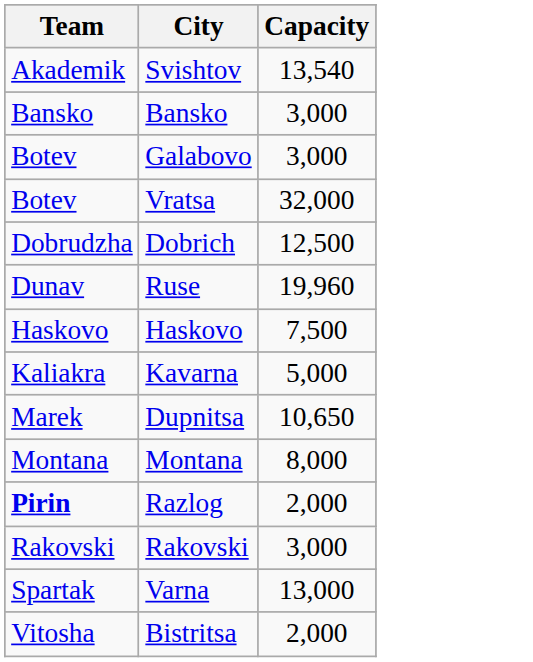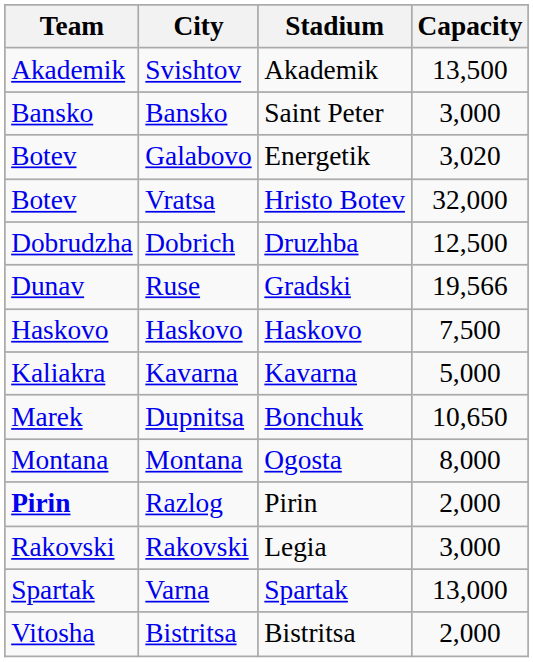+ column: (335, 26)
(317, 69) 13,540 -> (470, 69) 13,500
(317, 156) 3,000 -> (470, 156) 3,020
(317, 286) 19,960 -> (470, 286) 19,566
